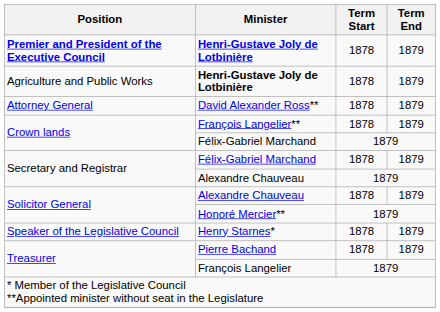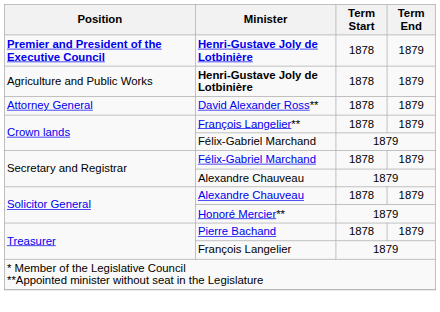- row: (93, 232)
